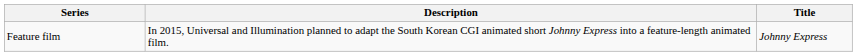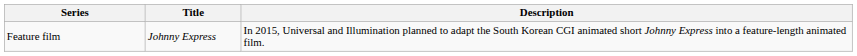columns swapped: (804, 13) <-> (451, 13)
